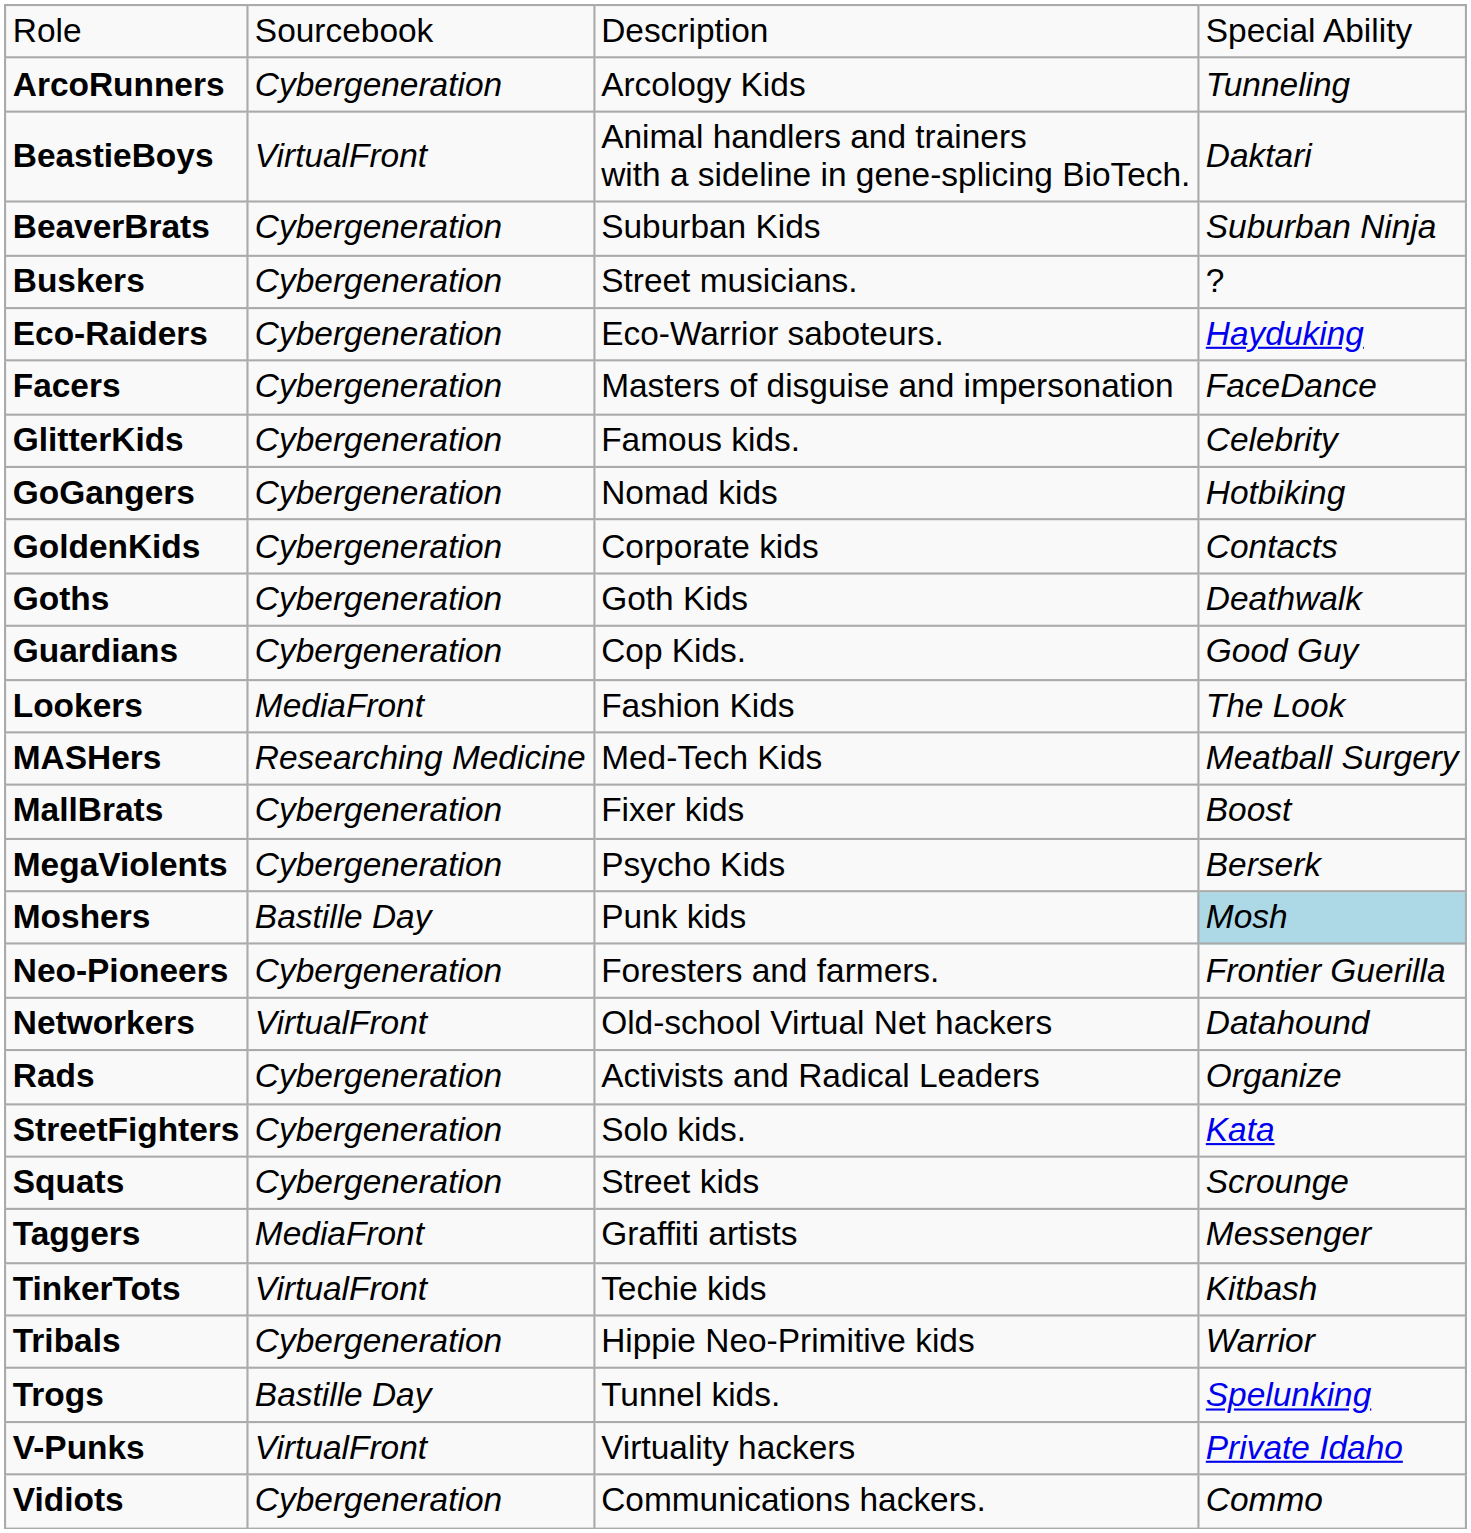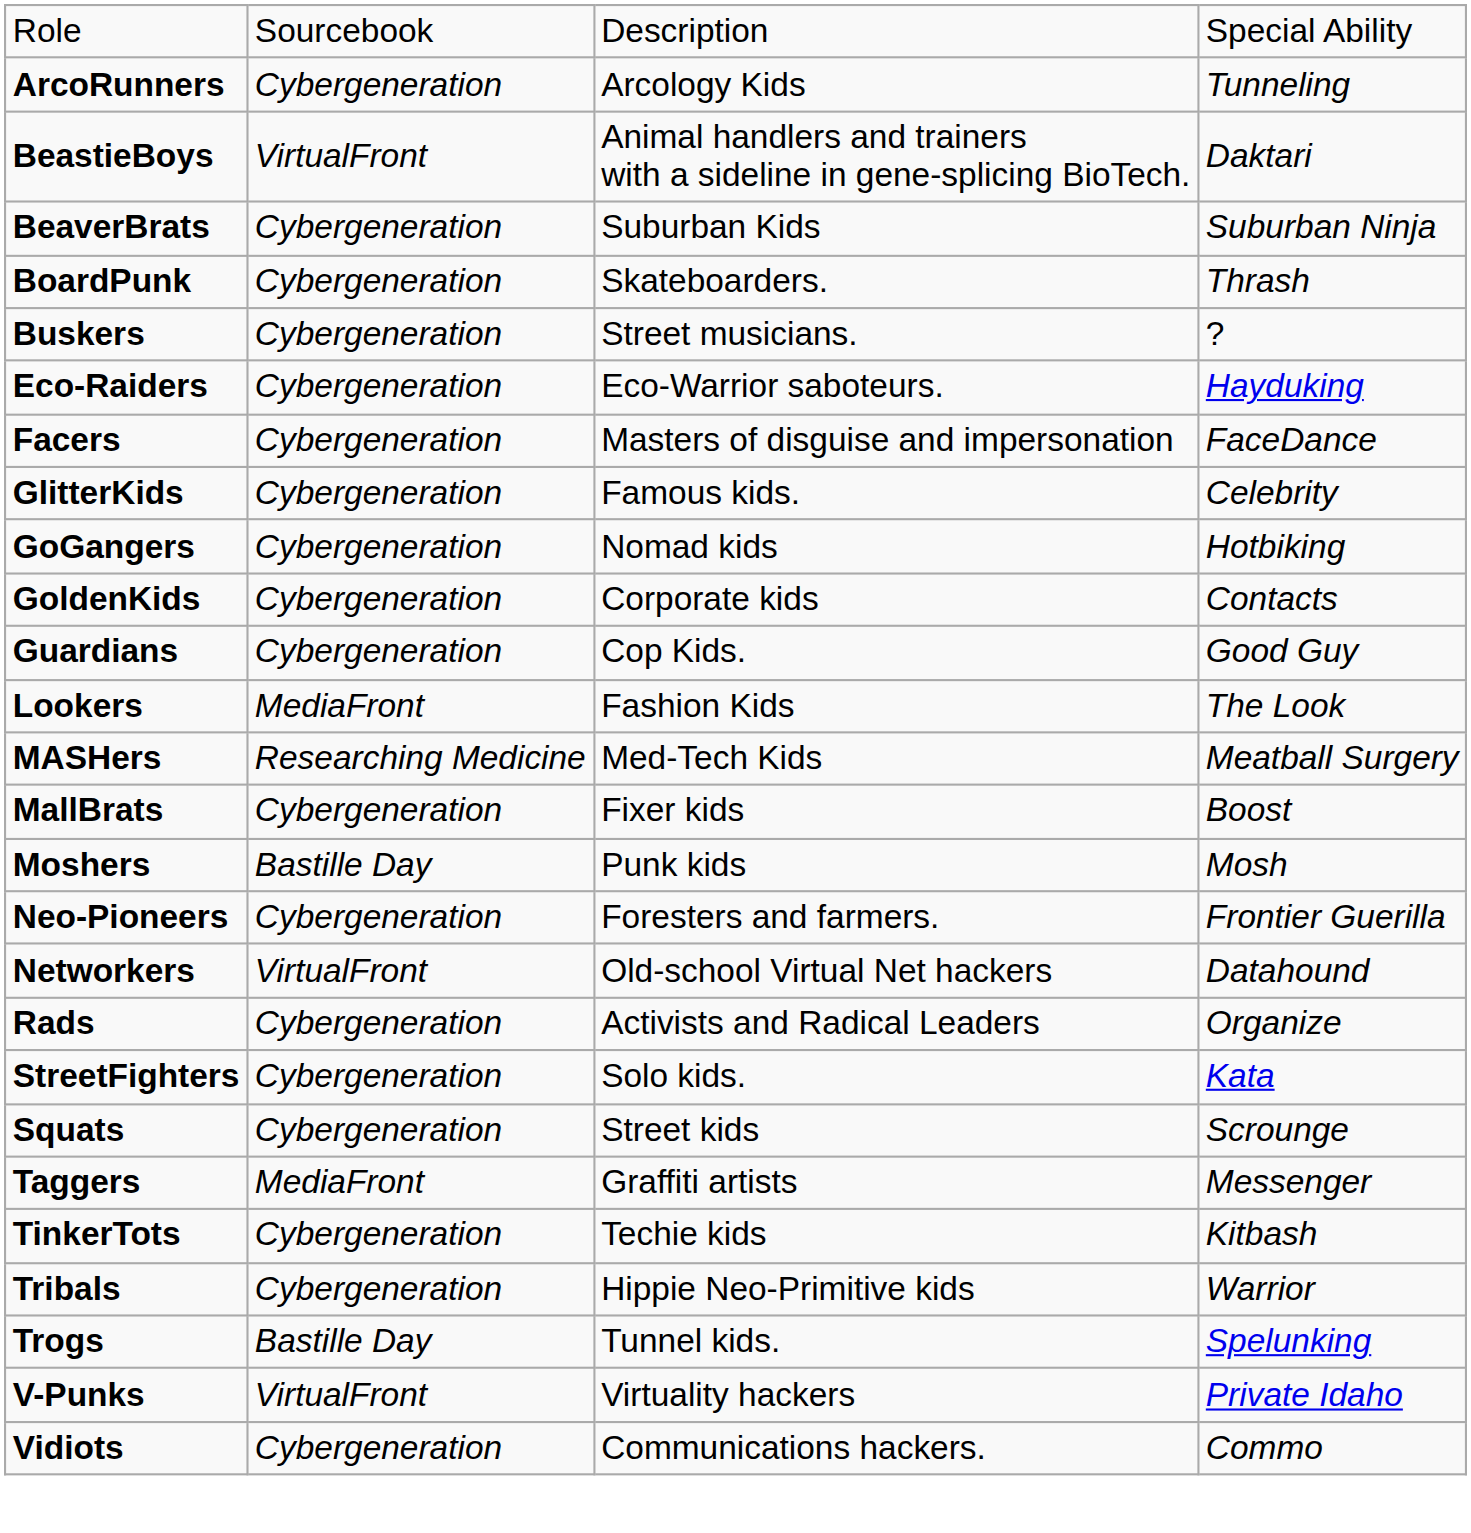+ row: (102, 280)
- row: (61, 598)
- row: (120, 864)
(1247, 917) lightblue background -> (1247, 864) no background
(341, 1288) VirtualFront -> (378, 1235) Cybergeneration
